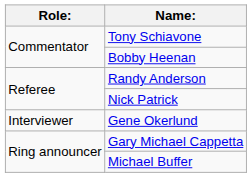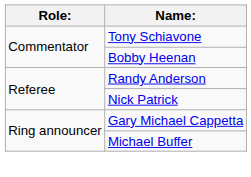- row: (153, 120)
